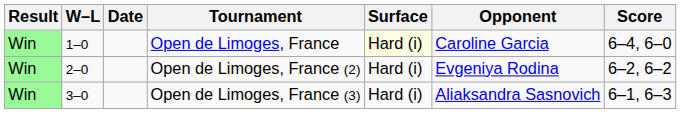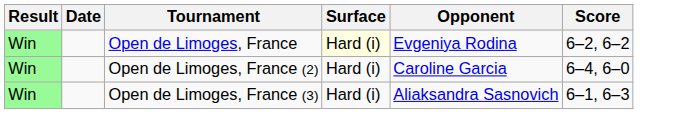- column: (83, 17)
(492, 43) Caroline Garcia -> (455, 43) Evgeniya Rodina
(640, 43) 6–4, 6–0 -> (598, 43) 6–2, 6–2
(497, 69) Evgeniya Rodina -> (450, 69) Caroline Garcia
(640, 69) 6–2, 6–2 -> (598, 69) 6–4, 6–0
